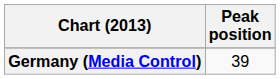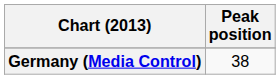(240, 61) 39 -> (240, 61) 38
